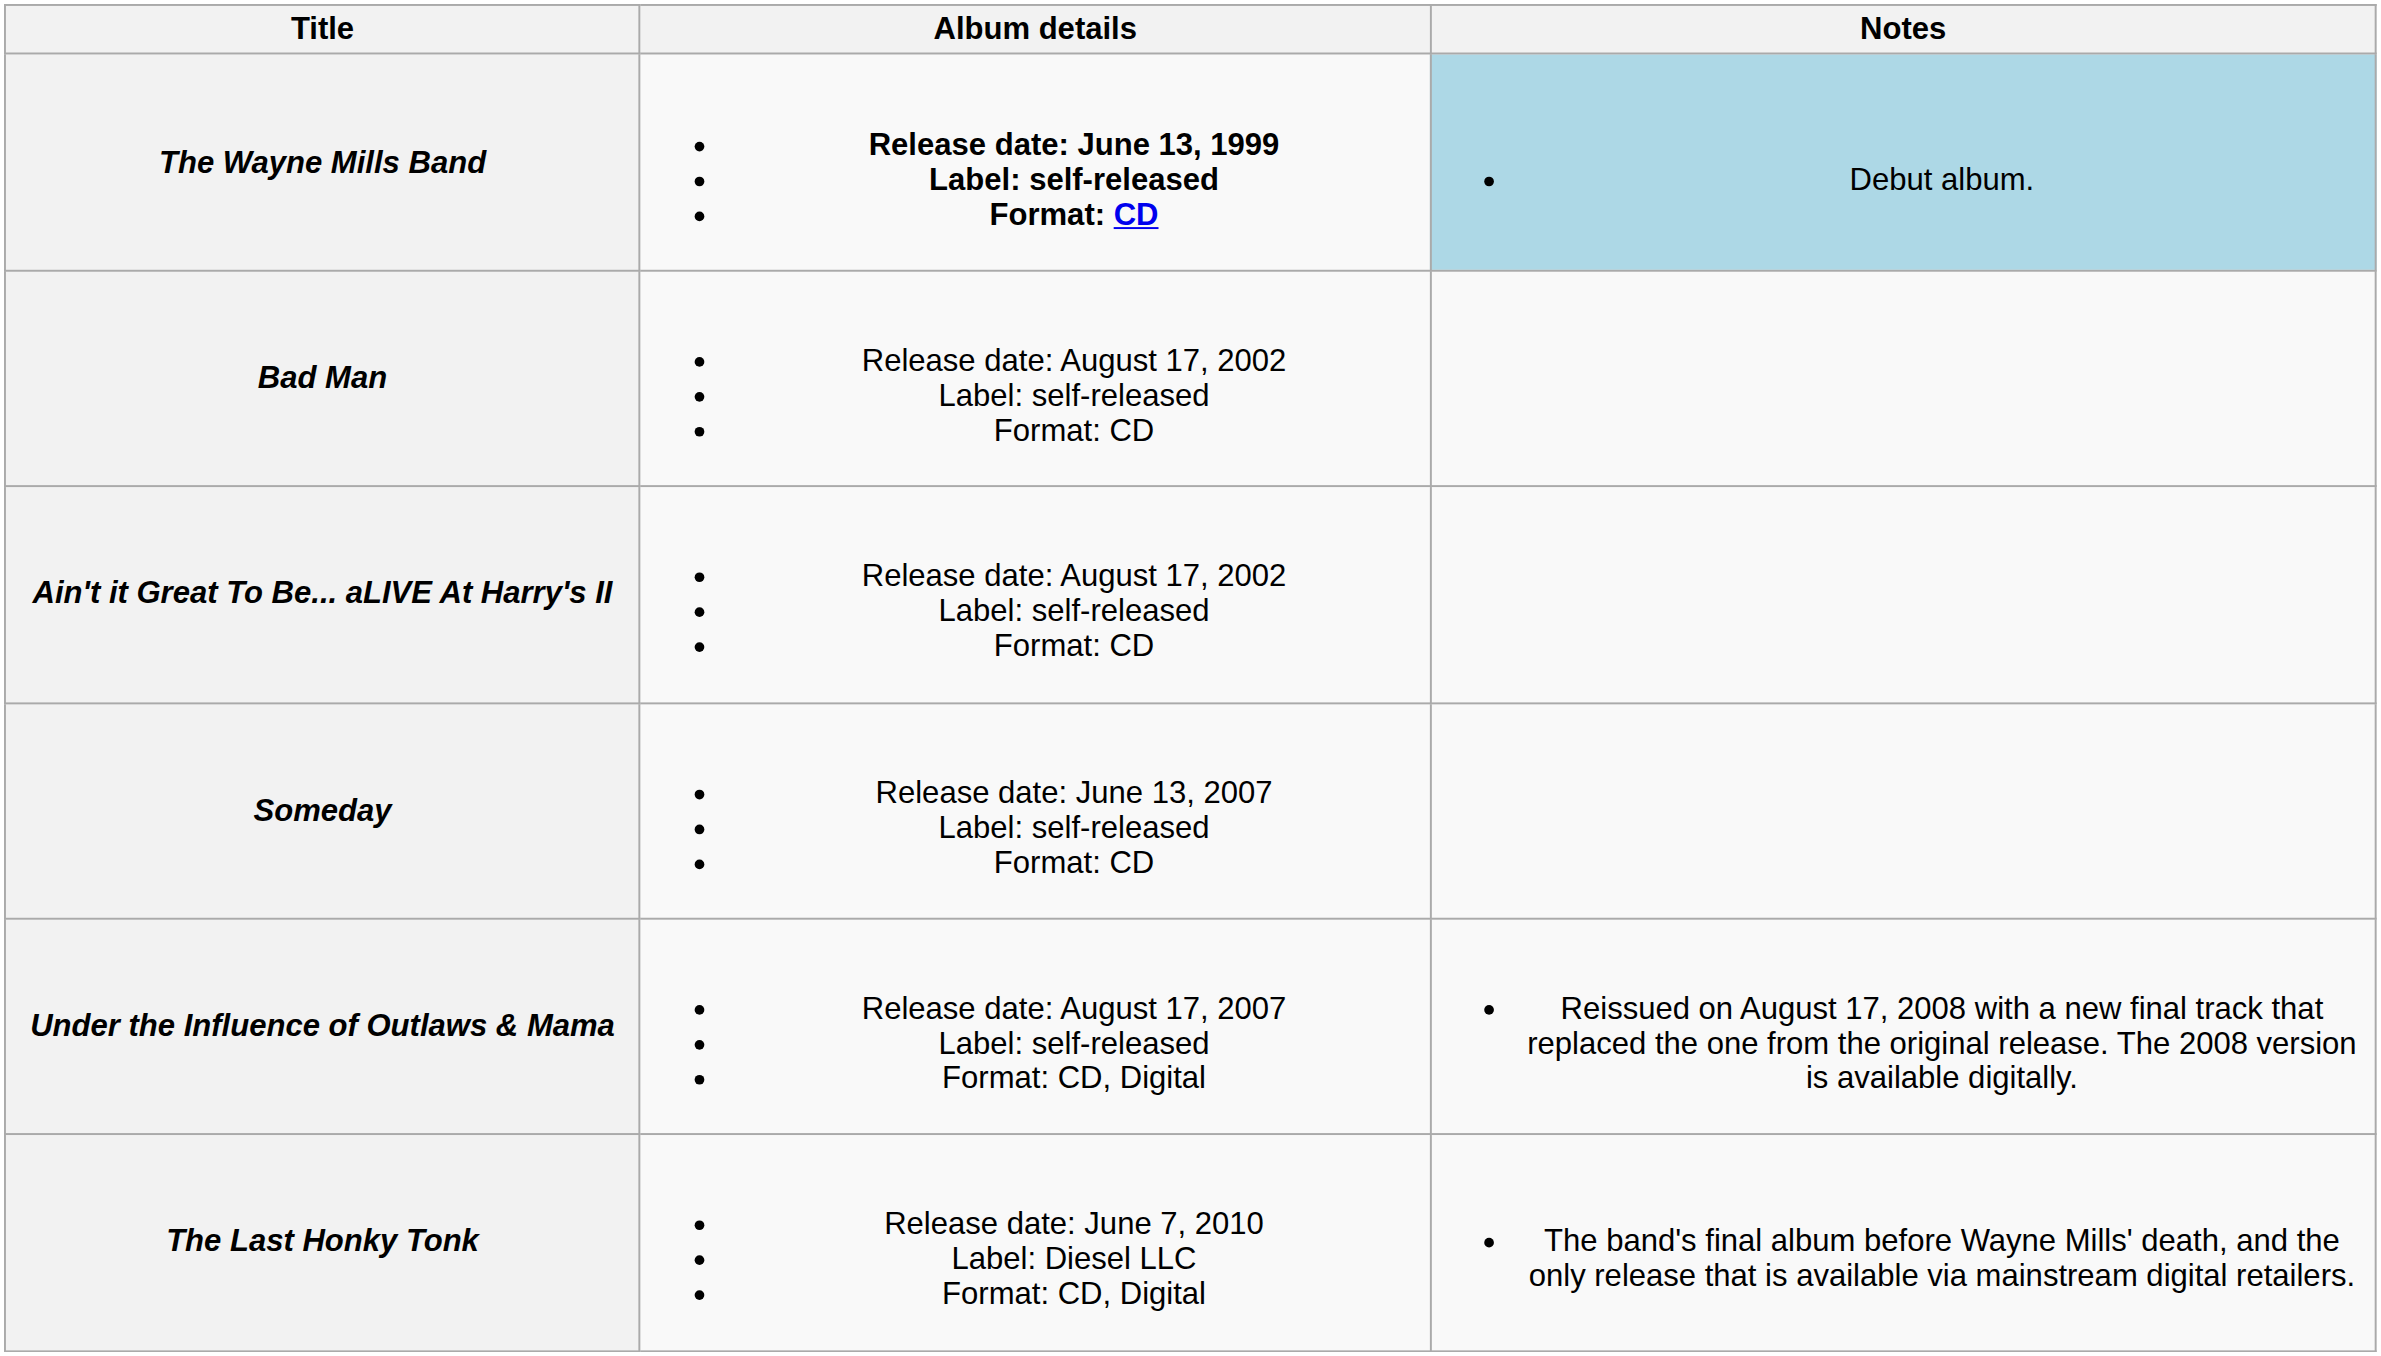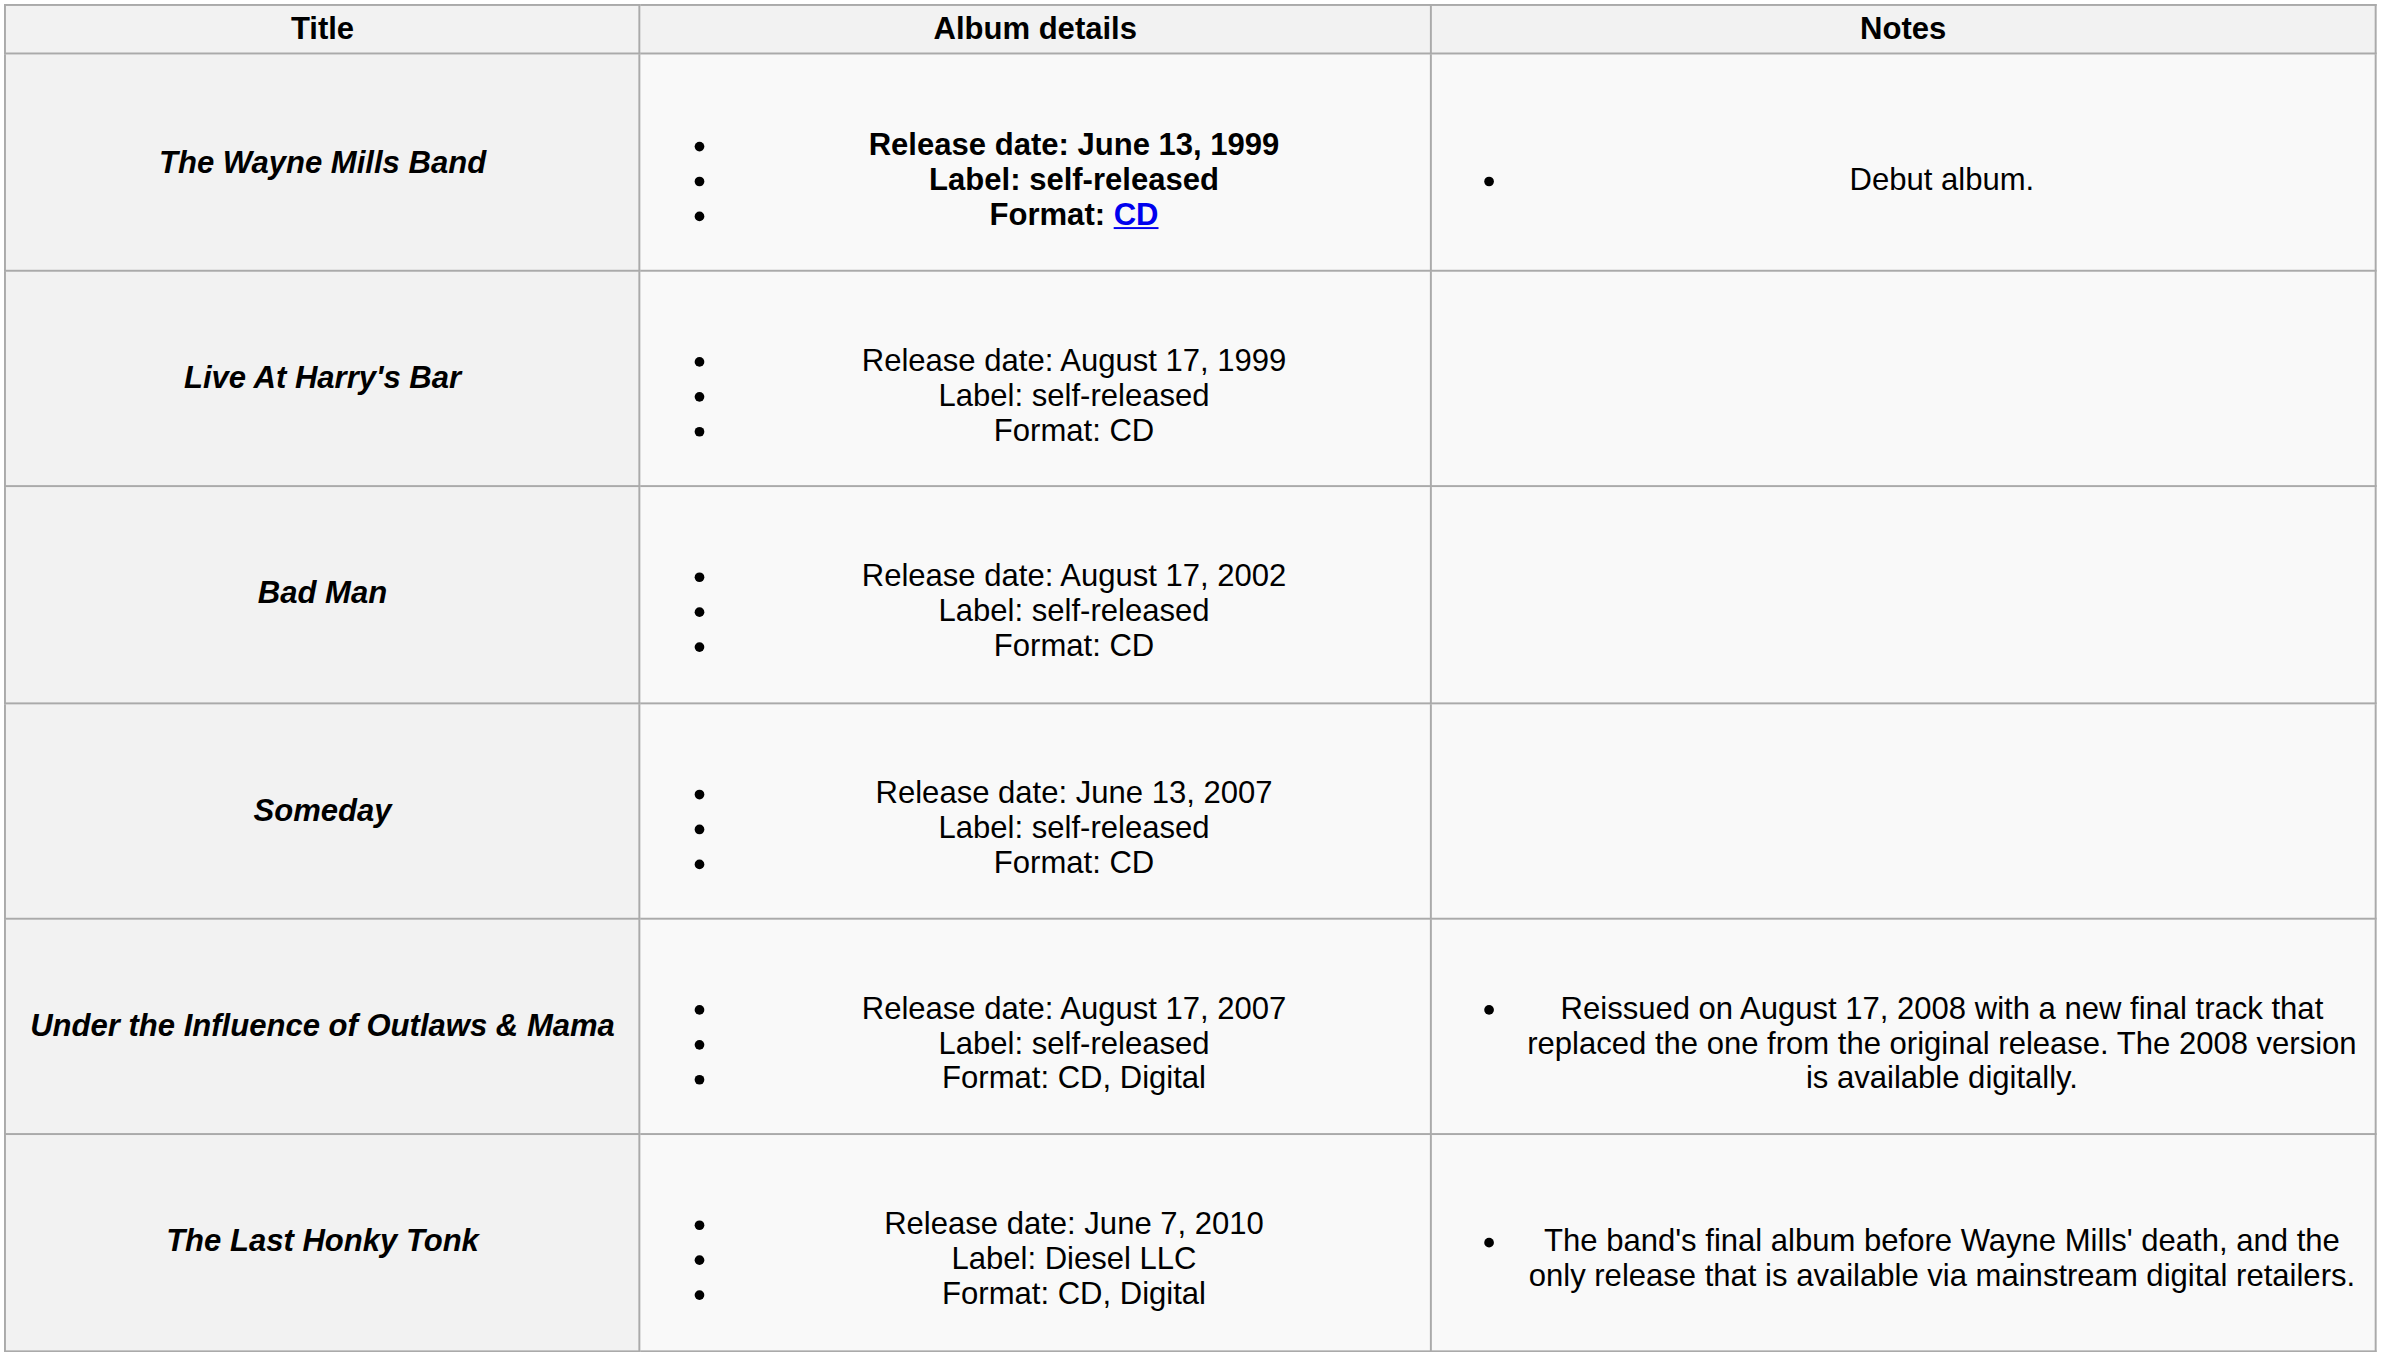(1903, 180) lightblue background -> (1903, 180) no background
+ row: (323, 377)
- row: (323, 593)
